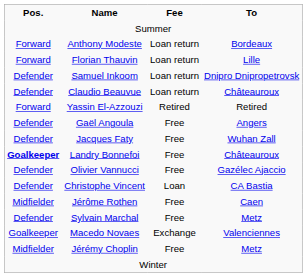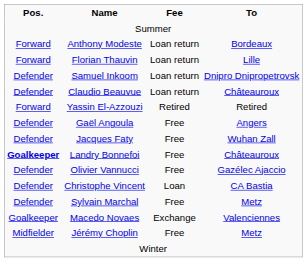- row: (105, 202)
